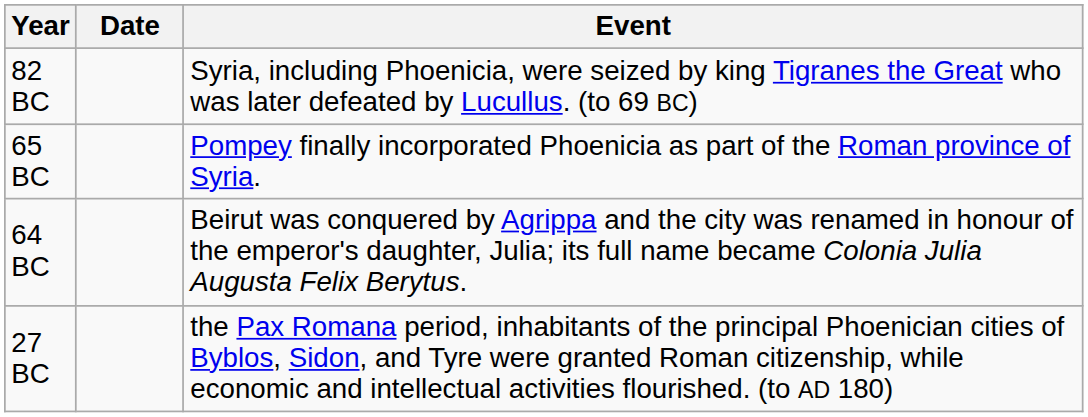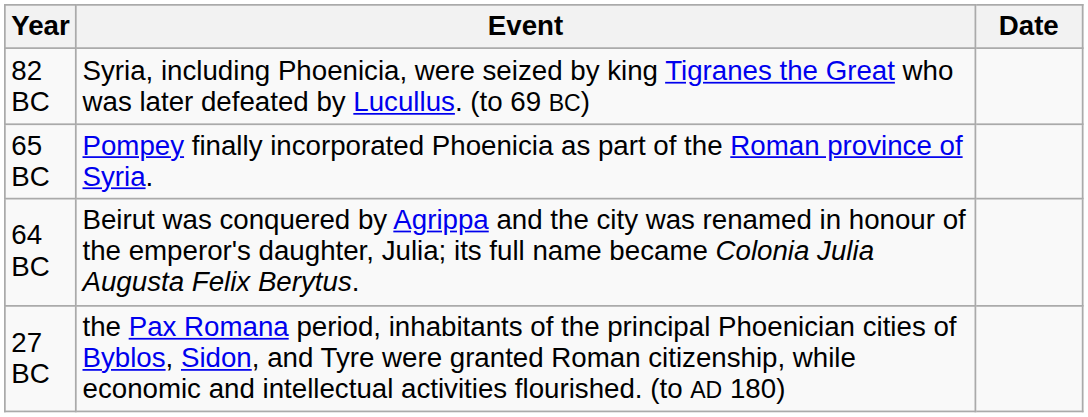columns swapped: (130, 26) <-> (633, 26)
